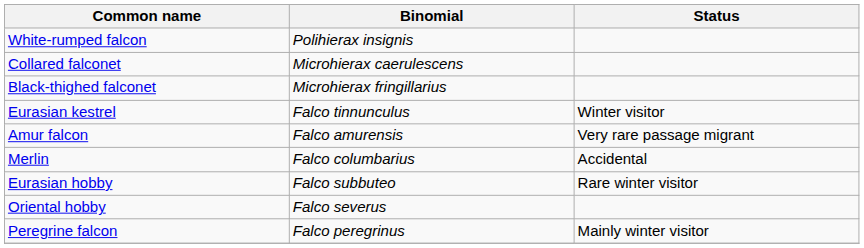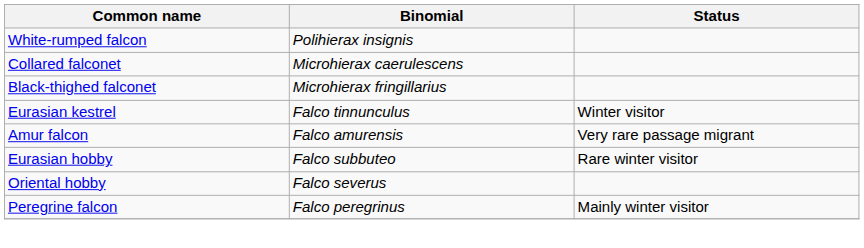- row: (28, 159)
